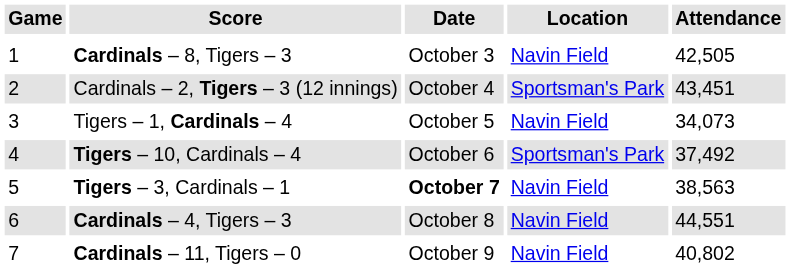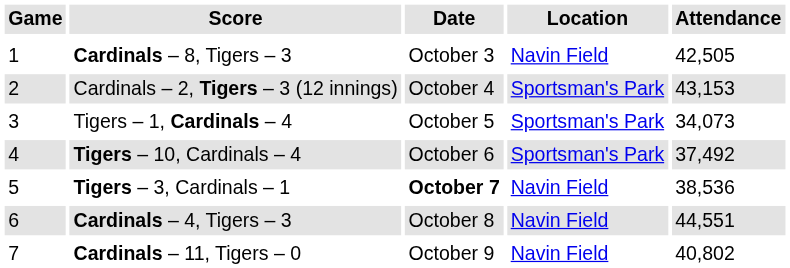(705, 88) 43,451 -> (705, 88) 43,153
(560, 121) Navin Field -> (587, 121) Sportsman's Park
(705, 187) 38,563 -> (705, 187) 38,536
